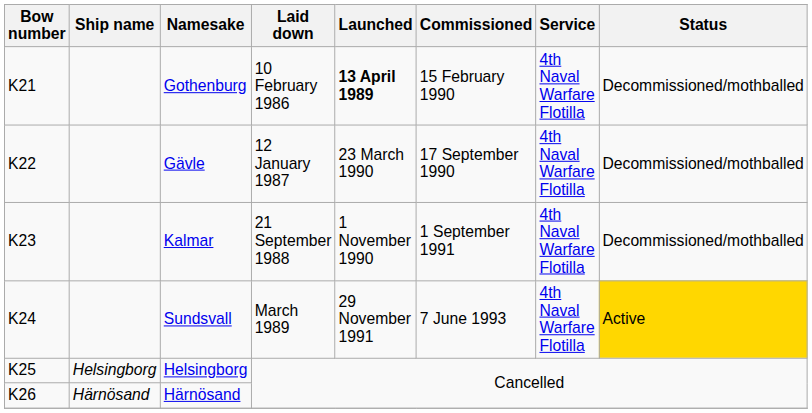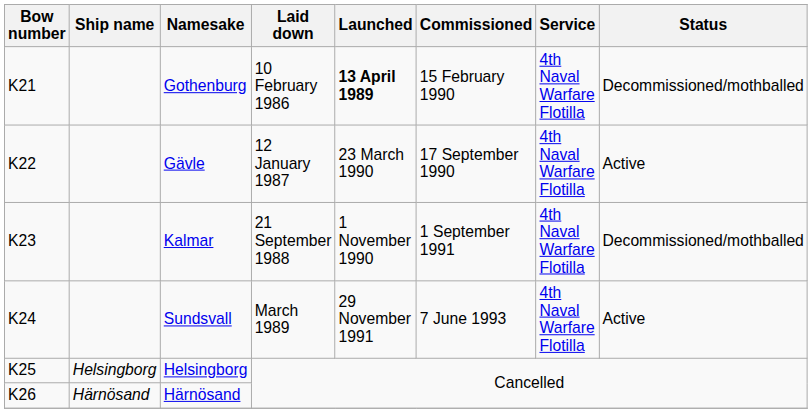(703, 163) Decommissioned/mothballed -> (624, 163) Active
(624, 319) gold background -> (624, 319) no background
